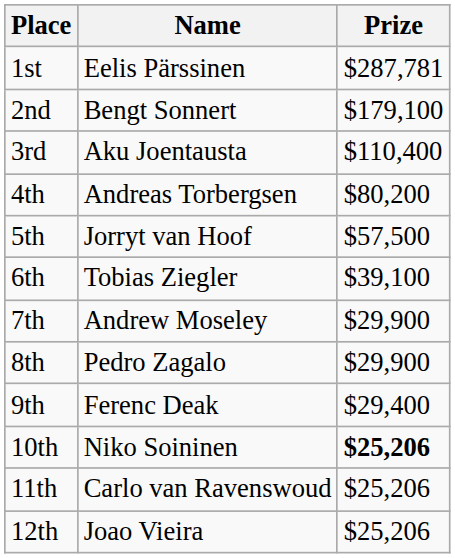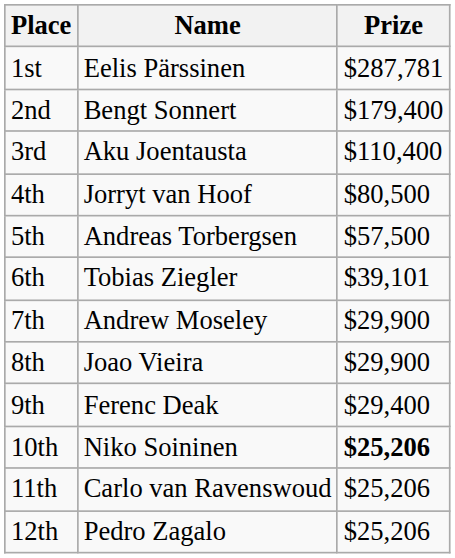(394, 109) $179,100 -> (394, 109) $179,400
(190, 194) Andreas Torbergsen -> (168, 194) Jorryt van Hoof
(387, 194) $80,200 -> (387, 194) $80,500
(168, 236) Jorryt van Hoof -> (190, 236) Andreas Torbergsen
(387, 278) $39,100 -> (387, 278) $39,101
(155, 362) Pedro Zagalo -> (143, 362) Joao Vieira
(143, 531) Joao Vieira -> (155, 531) Pedro Zagalo
